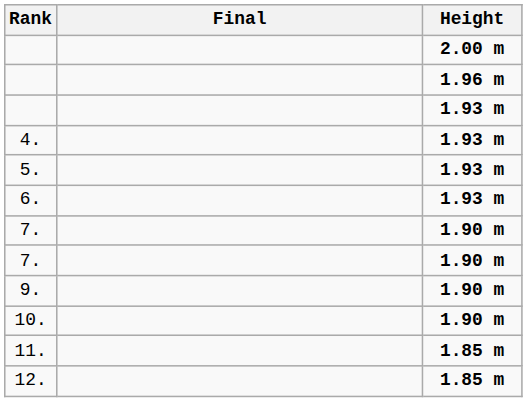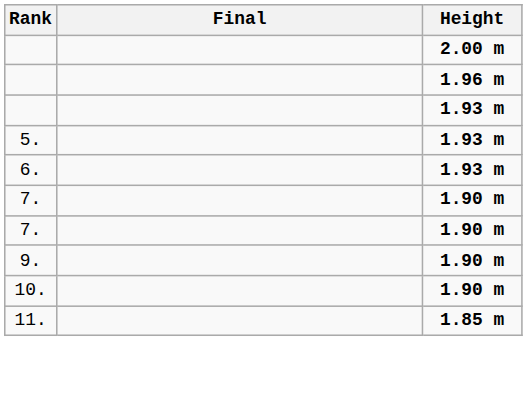- row: (31, 140)
- row: (31, 380)
